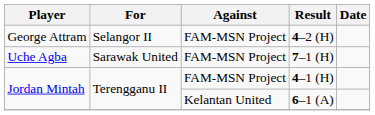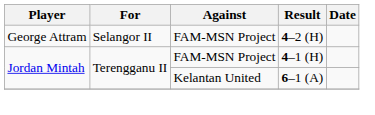- row: (313, 57)
